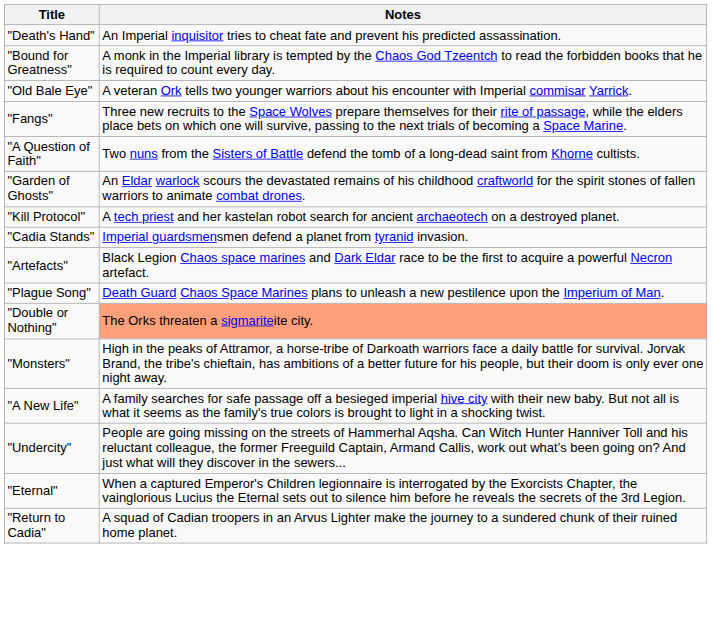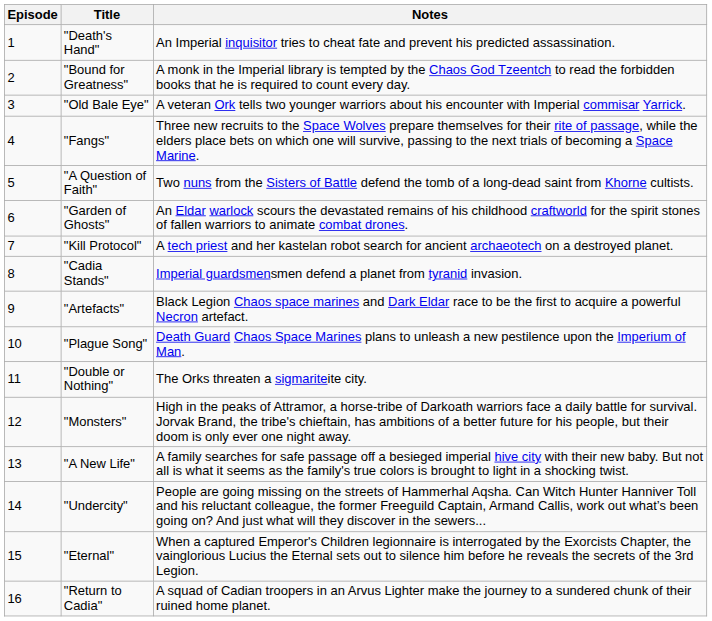+ column: (33, 14)
(208, 321) lightsalmon background -> (261, 379) no background
